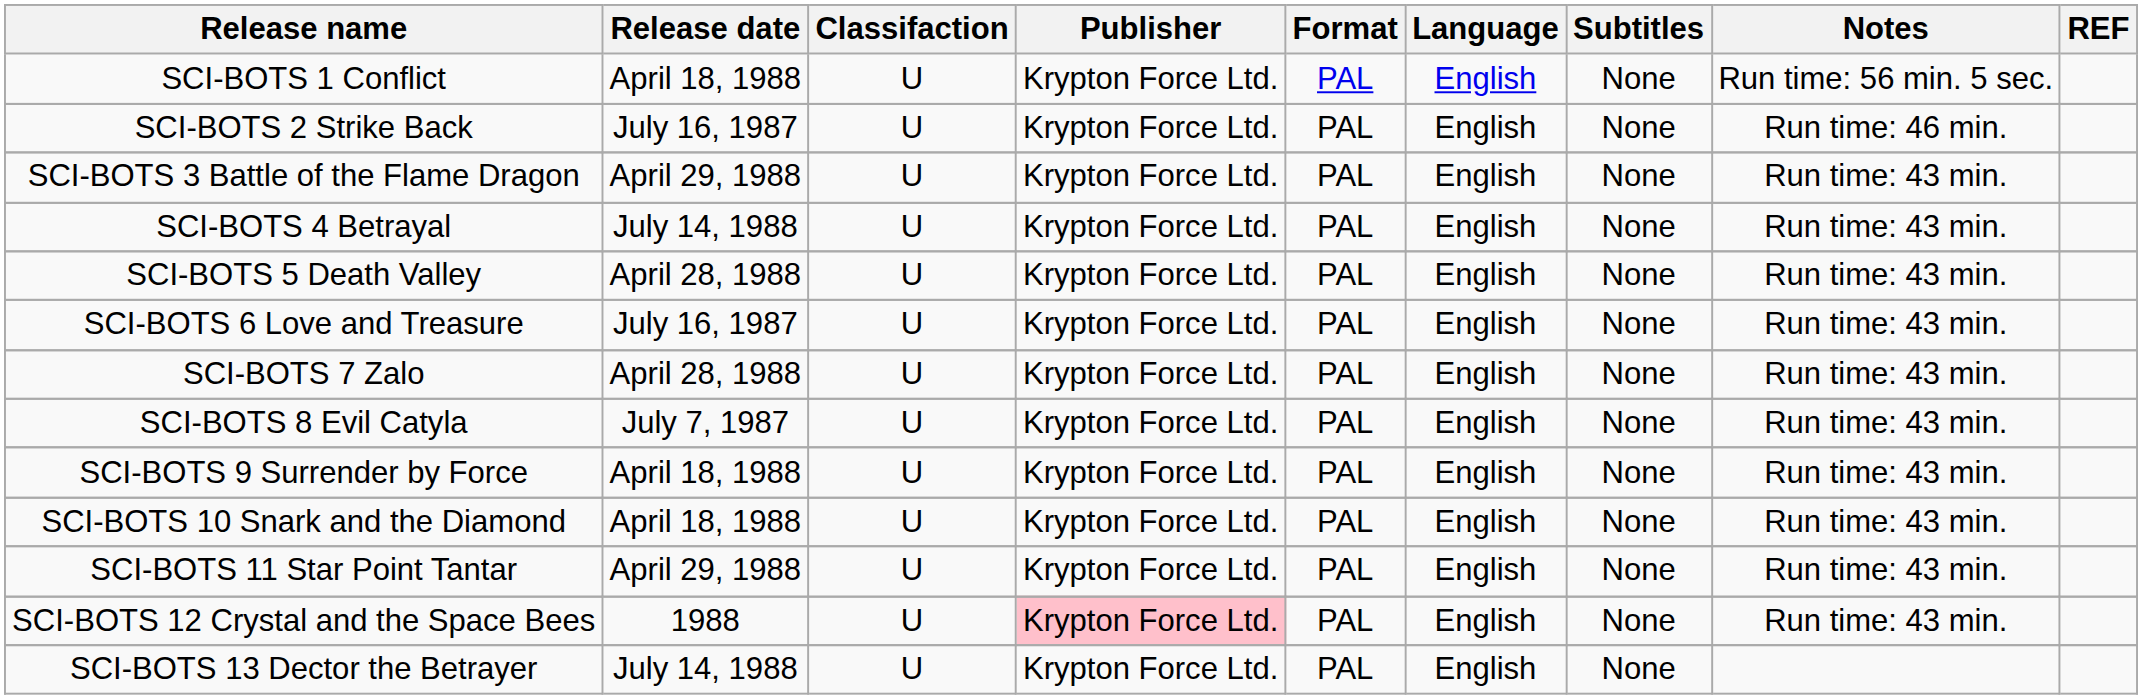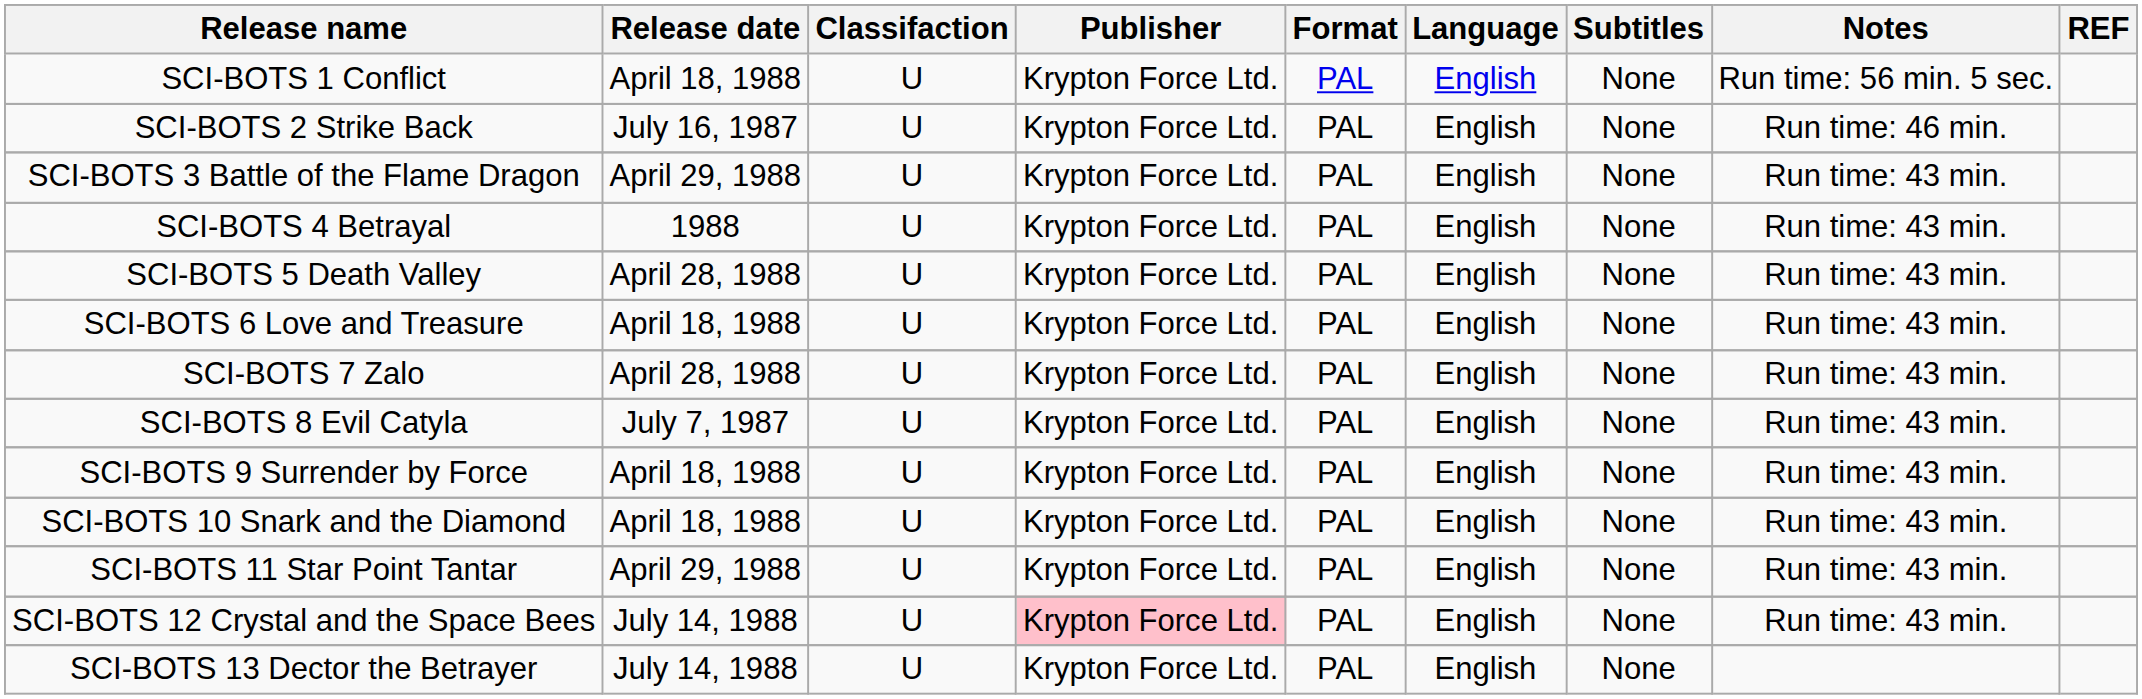(705, 226) July 14, 1988 -> (705, 226) 1988
(705, 324) July 16, 1987 -> (705, 324) April 18, 1988
(705, 619) 1988 -> (705, 619) July 14, 1988
